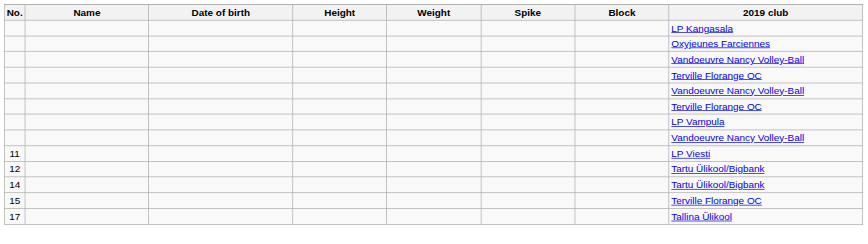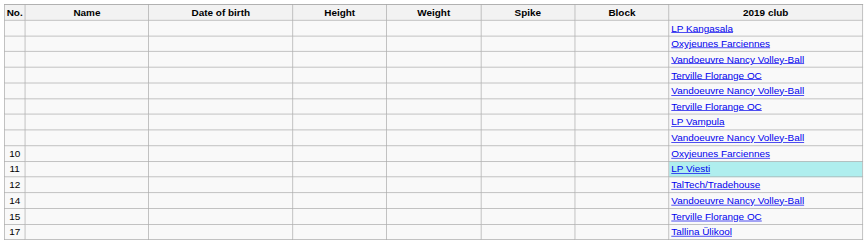+ row: (15, 154)
(691, 154) no background -> (691, 170) paleturquoise background
(718, 170) Tartu Ülikool/Bigbank -> (716, 185) TalTech/Tradehouse
(718, 185) Tartu Ülikool/Bigbank -> (738, 201) Vandoeuvre Nancy Volley-Ball
